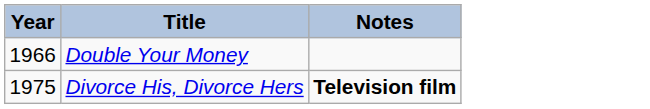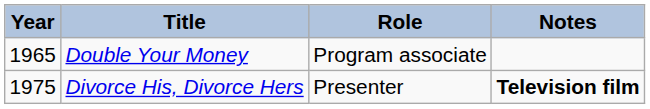+ column: (400, 21)
(33, 54) 1966 -> (33, 54) 1965
